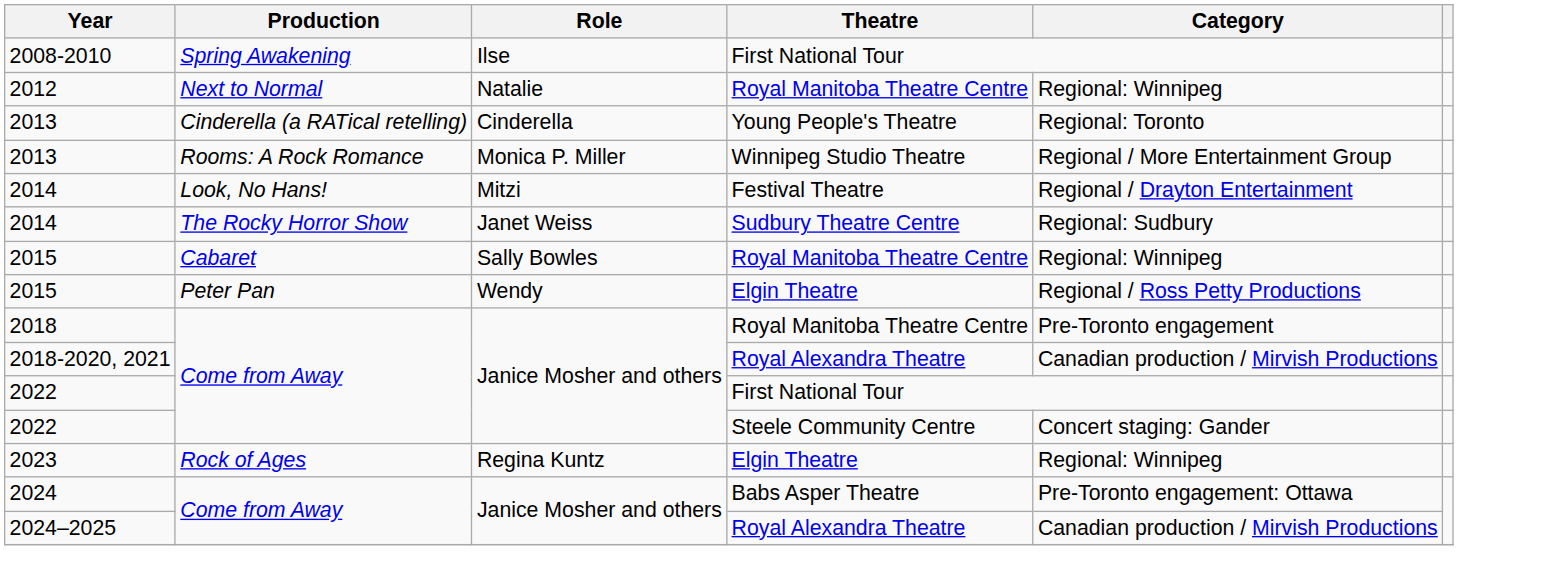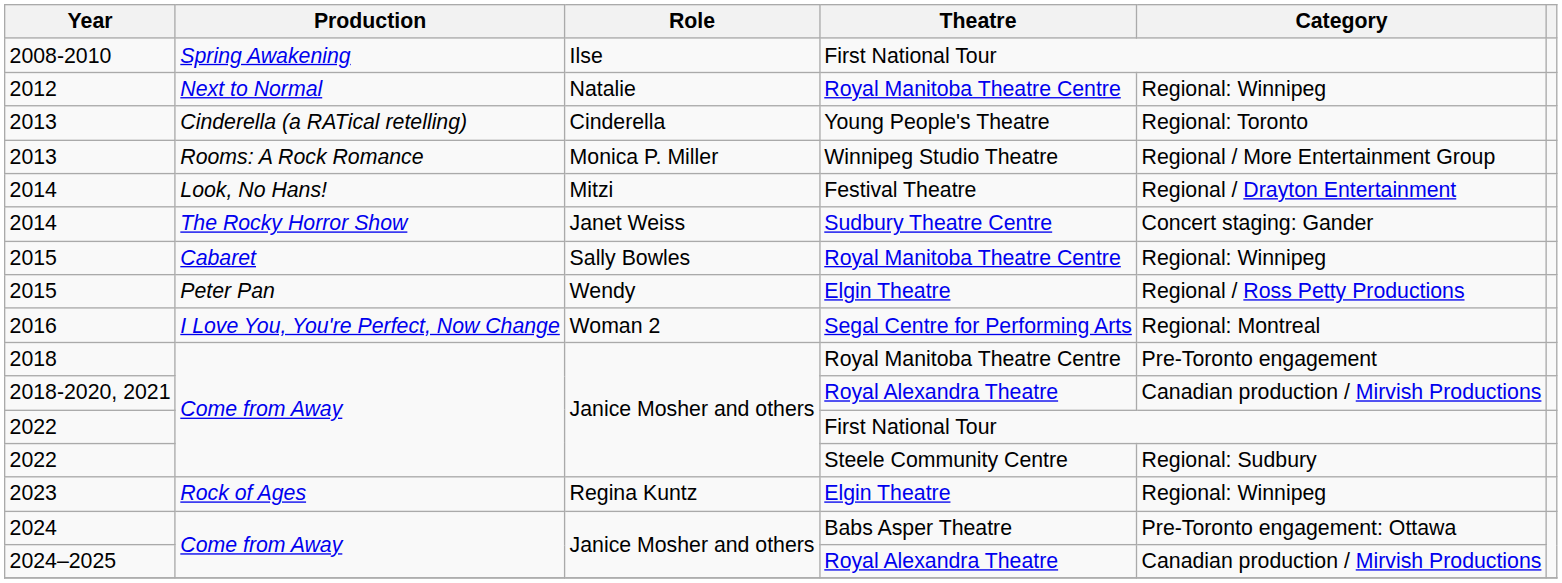(1125, 223) Regional: Sudbury -> (1258, 223) Concert staging: Gander
+ row: (33, 325)
(1154, 426) Concert staging: Gander -> (1229, 460) Regional: Sudbury
